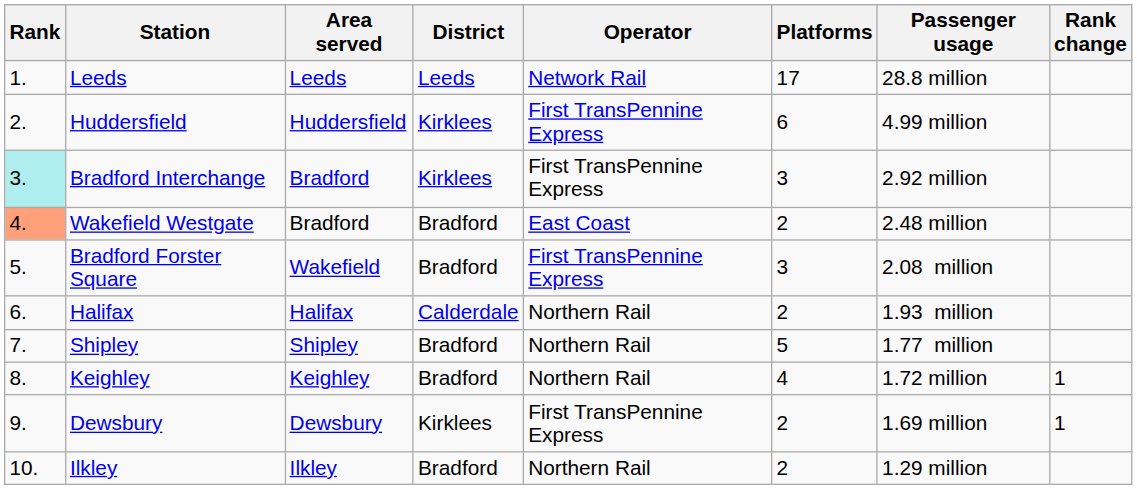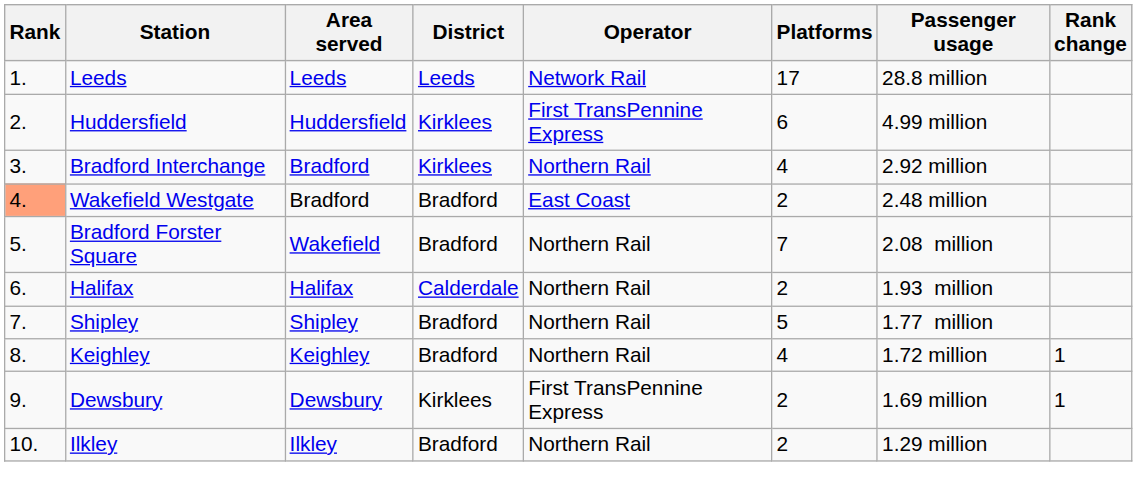(18, 178) paleturquoise background -> (18, 166) no background
(615, 178) First TransPennine Express -> (589, 166) Northern Rail
(782, 178) 3 -> (782, 166) 4
(615, 267) First TransPennine Express -> (589, 244) Northern Rail
(782, 267) 3 -> (782, 244) 7
